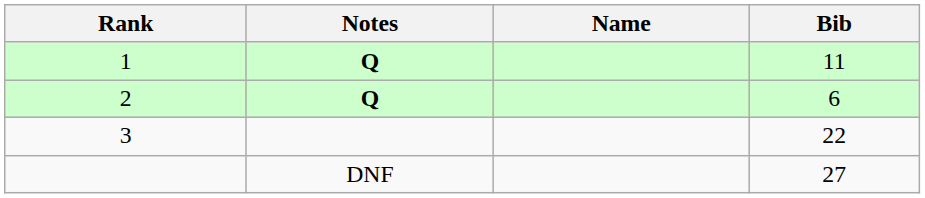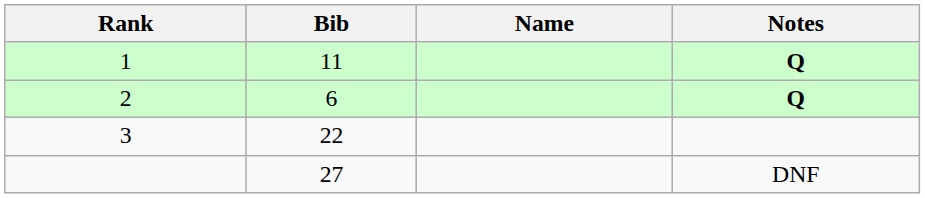columns swapped: (834, 23) <-> (370, 23)
